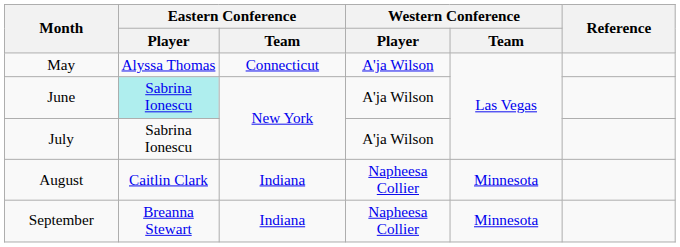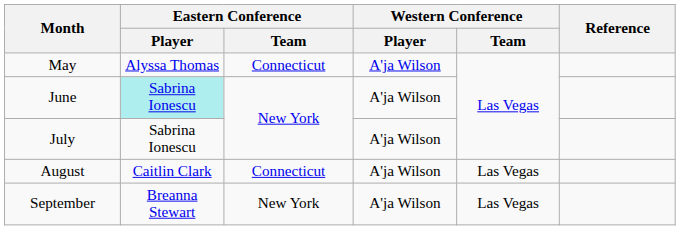(282, 179) Indiana -> (289, 171) Connecticut
(398, 179) Napheesa Collier -> (405, 171) A'ja Wilson
(506, 179) Minnesota -> (508, 171) Las Vegas
(282, 221) Indiana -> (289, 203) New York
(398, 221) Napheesa Collier -> (405, 203) A'ja Wilson
(506, 221) Minnesota -> (508, 203) Las Vegas
